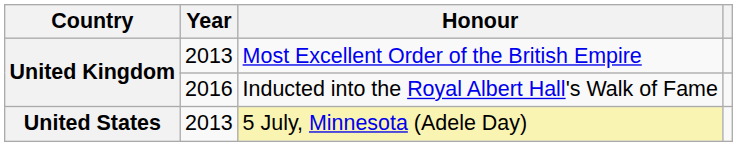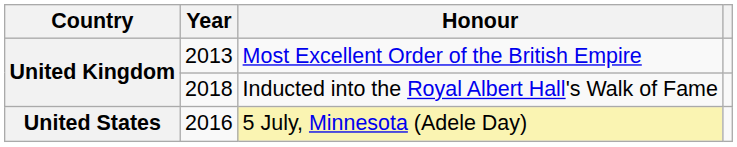(209, 89) 2016 -> (209, 89) 2018
(209, 123) 2013 -> (209, 123) 2016
